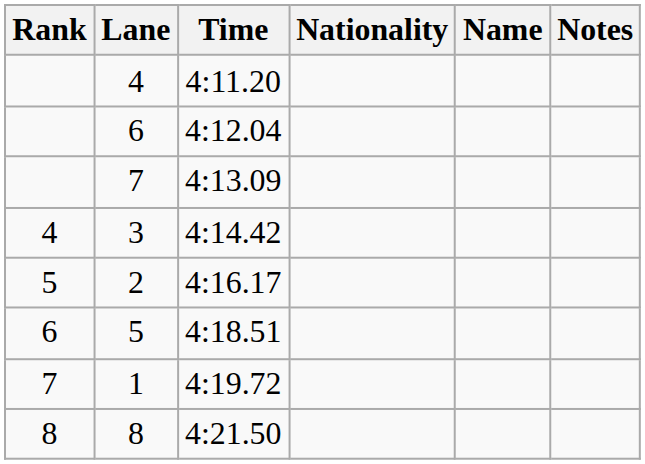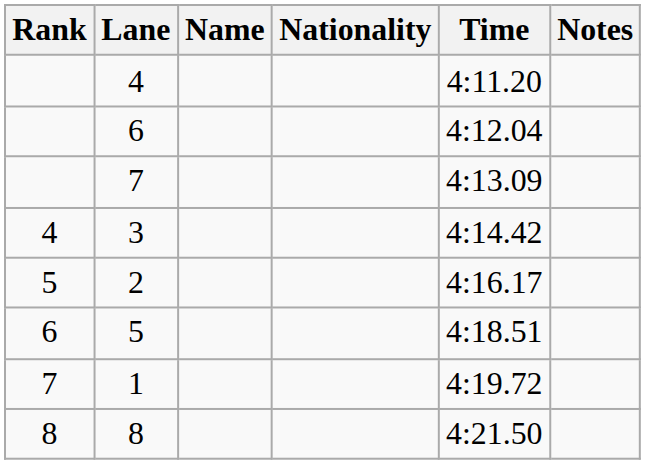columns swapped: (503, 29) <-> (233, 29)
